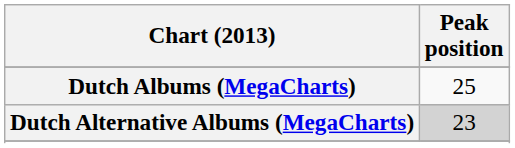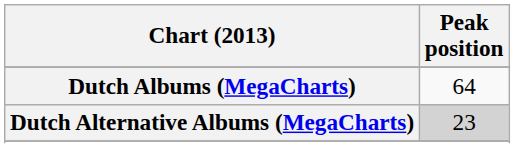(464, 85) 25 -> (464, 85) 64
